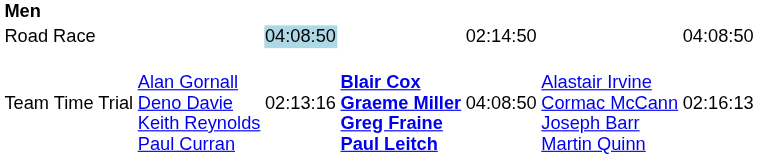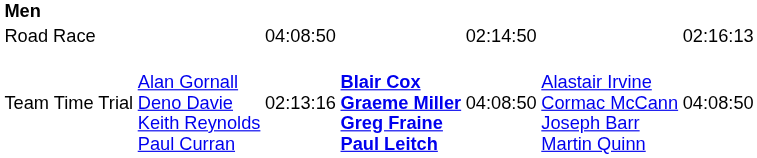(300, 36) lightblue background -> (300, 36) no background
(718, 36) 04:08:50 -> (718, 36) 02:16:13
(718, 102) 02:16:13 -> (718, 102) 04:08:50
